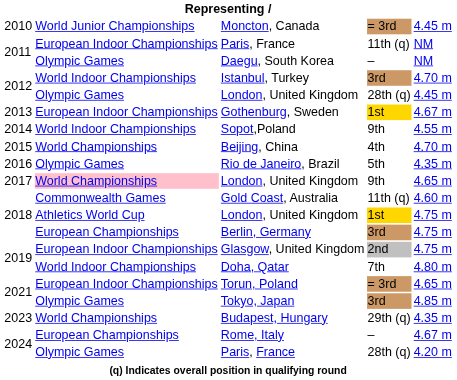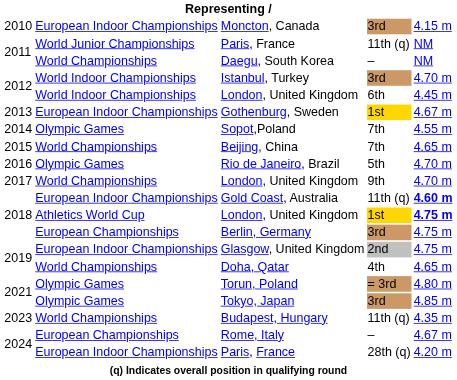(115, 26) World Junior Championships -> (126, 26) European Indoor Championships
(382, 26) = 3rd -> (377, 26) 3rd
(433, 26) 4.45 m -> (433, 26) 4.15 m
(126, 43) European Indoor Championships -> (115, 43) World Junior Championships
(80, 60) Olympic Games -> (96, 60) World Championships
(80, 95) Olympic Games -> (116, 95) World Indoor Championships
(389, 95) 28th (q) -> (376, 95) 6th
(116, 129) World Indoor Championships -> (80, 129) Olympic Games
(376, 129) 9th -> (376, 129) 7th
(376, 146) 4th -> (376, 146) 7th
(433, 146) 4.70 m -> (433, 146) 4.65 m
(433, 163) 4.35 m -> (433, 163) 4.70 m
(96, 181) pink background -> (96, 181) no background
(433, 181) 4.65 m -> (433, 181) 4.70 m
(100, 198) Commonwealth Games -> (126, 198) European Indoor Championships
(433, 198) normal -> (433, 198) bold
(433, 215) normal -> (433, 215) bold
(116, 266) World Indoor Championships -> (96, 266) World Championships
(376, 266) 7th -> (376, 266) 4th
(433, 266) 4.80 m -> (433, 266) 4.65 m
(126, 284) European Indoor Championships -> (80, 284) Olympic Games
(433, 284) 4.65 m -> (433, 284) 4.80 m
(389, 318) 29th (q) -> (389, 318) 11th (q)
(80, 352) Olympic Games -> (126, 352) European Indoor Championships
